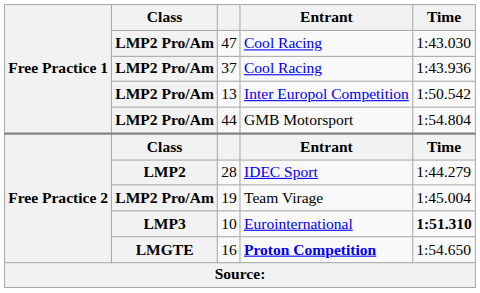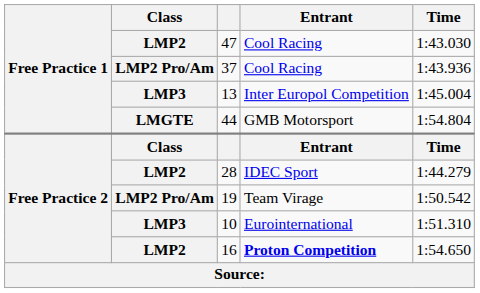(165, 43) LMP2 Pro/Am -> (165, 43) LMP2
(165, 94) LMP2 Pro/Am -> (165, 94) LMP3
(444, 94) 1:50.542 -> (444, 94) 1:45.004
(165, 120) LMP2 Pro/Am -> (165, 120) LMGTE
(444, 198) 1:45.004 -> (444, 198) 1:50.542
(444, 223) bold -> (444, 223) normal
(165, 249) LMGTE -> (165, 249) LMP2
